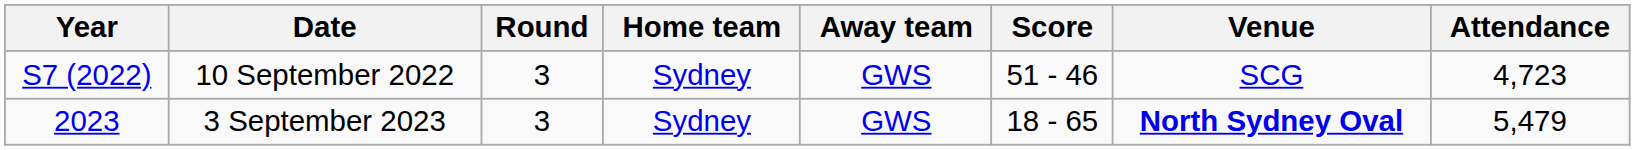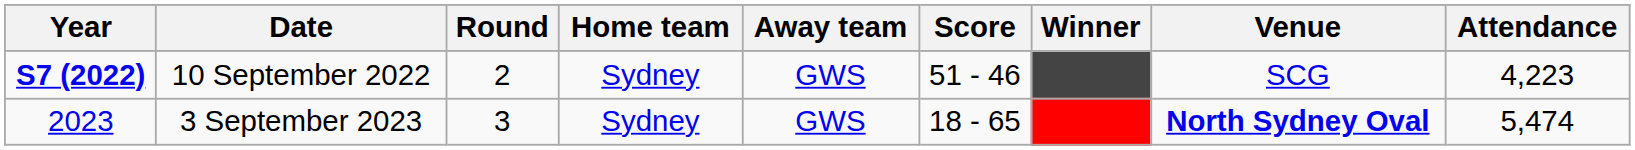+ column: (1091, 27)
(87, 74) normal -> (81, 74) bold
(542, 74) 3 -> (502, 74) 2
(1530, 74) 4,723 -> (1537, 74) 4,223
(1530, 121) 5,479 -> (1537, 121) 5,474
